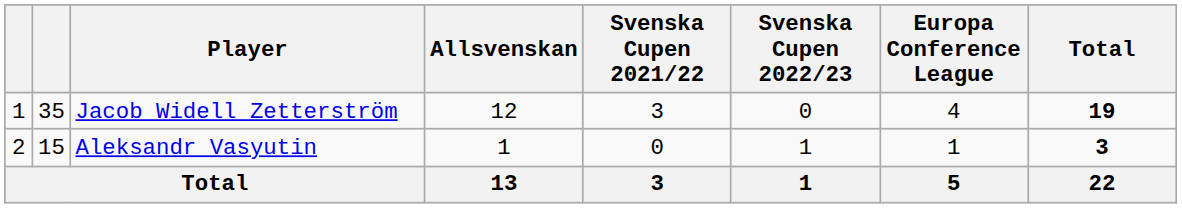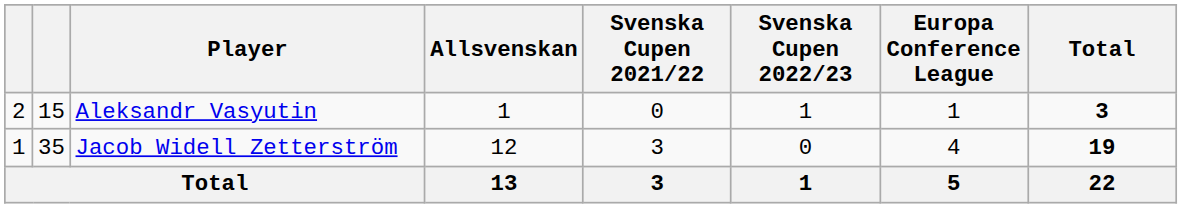rows swapped: (237, 111) <-> (196, 148)
